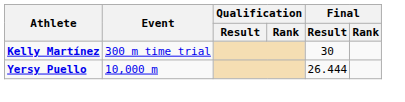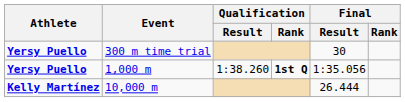(53, 50) Kelly Martínez -> (47, 50) Yersy Puello
+ row: (128, 69)
(47, 69) Yersy Puello -> (53, 87) Kelly Martínez
